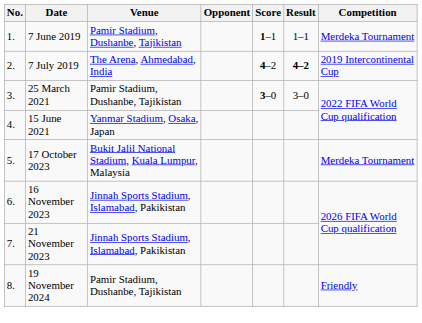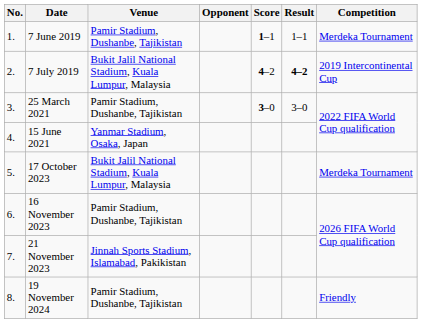(143, 65) The Arena, Ahmedabad, India -> (133, 72) Bukit Jalil National Stadium, Kuala Lumpur, Malaysia
(140, 202) Jinnah Sports Stadium, Islamabad, Pakikistan -> (136, 214) Pamir Stadium, Dushanbe, Tajikistan
